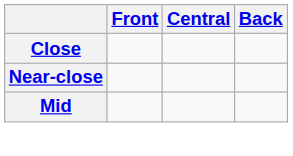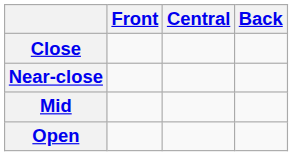+ row: (56, 135)
